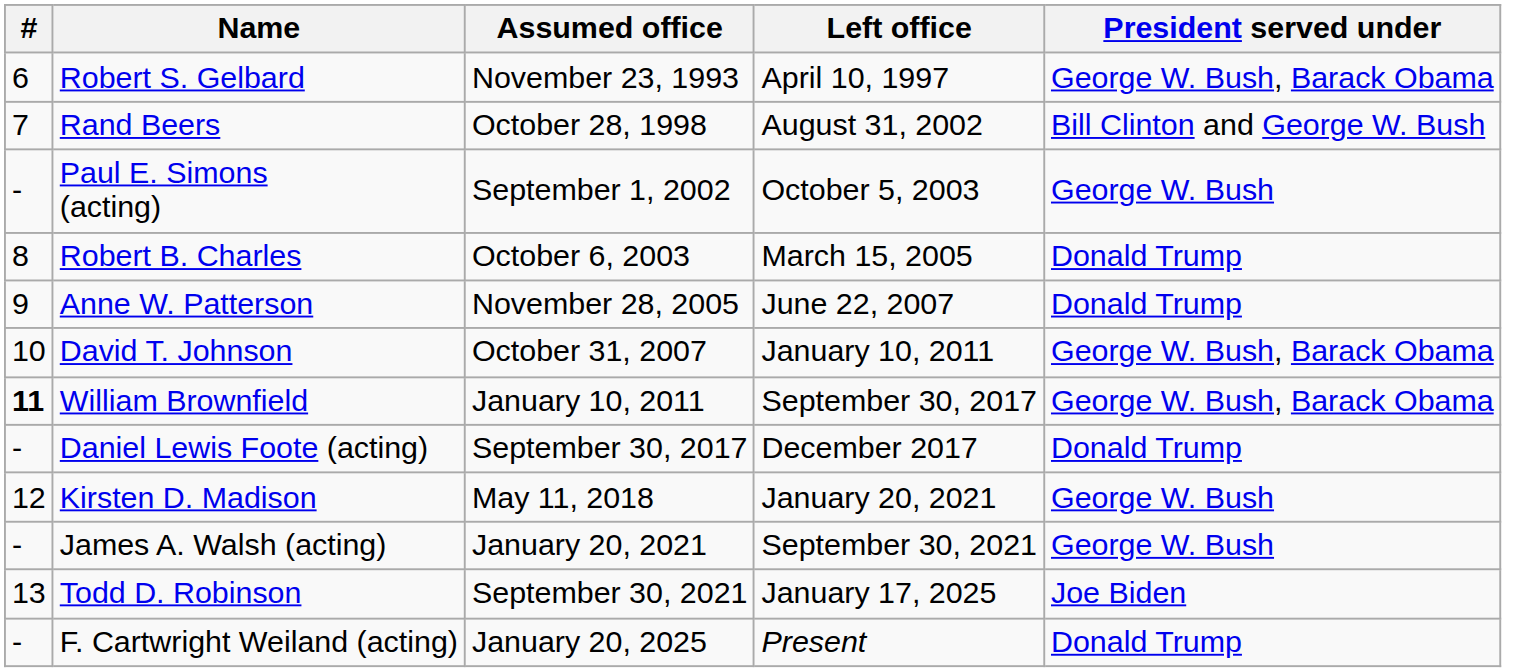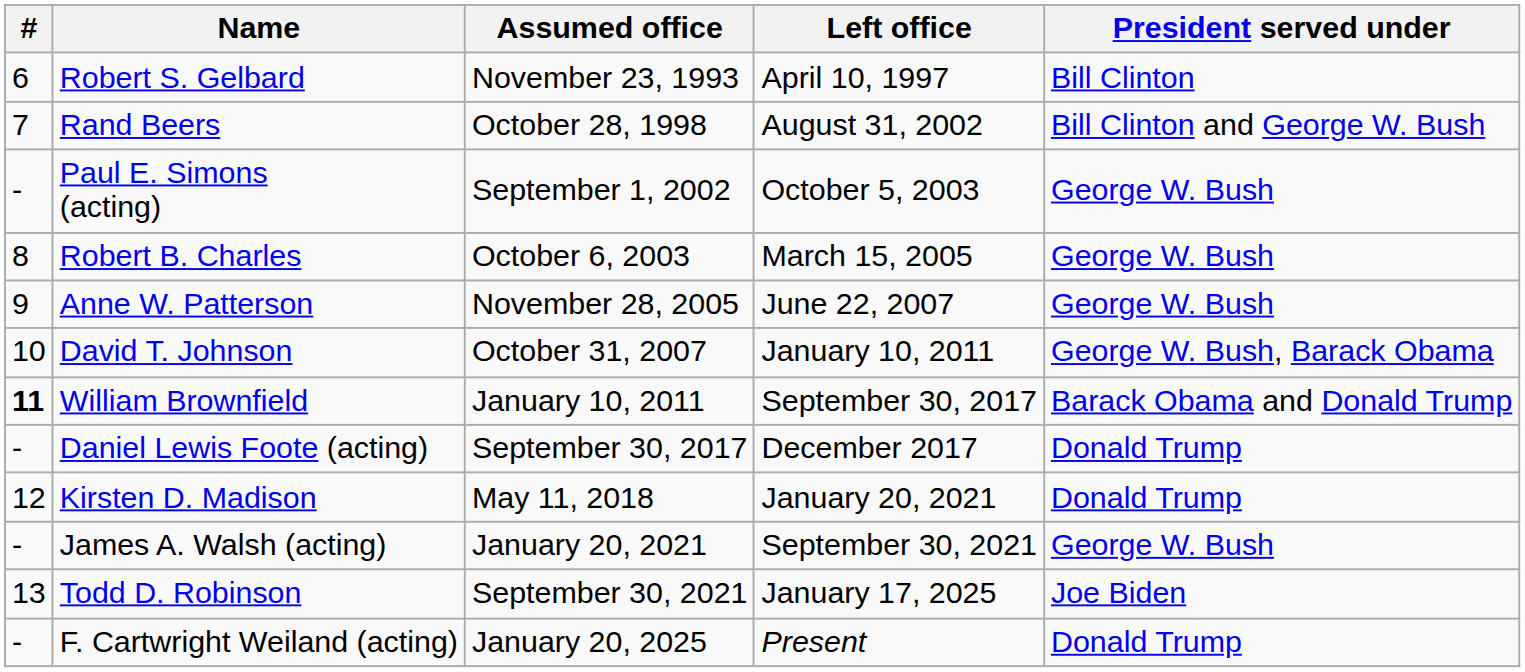(1272, 76) George W. Bush, Barack Obama -> (1123, 76) Bill Clinton
(1146, 255) Donald Trump -> (1163, 255) George W. Bush
(1146, 303) Donald Trump -> (1163, 303) George W. Bush
(1272, 400) George W. Bush, Barack Obama -> (1282, 400) Barack Obama and Donald Trump
(1163, 496) George W. Bush -> (1146, 496) Donald Trump
